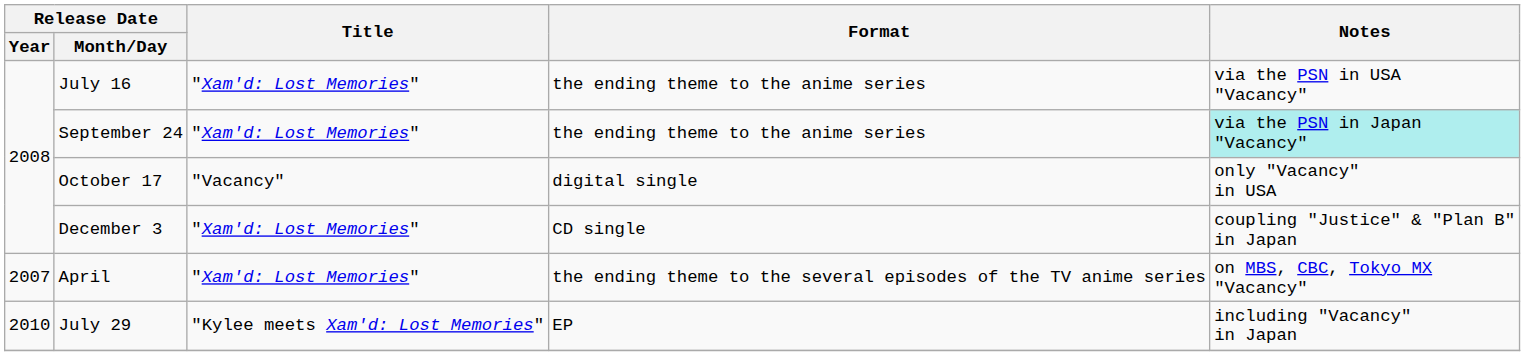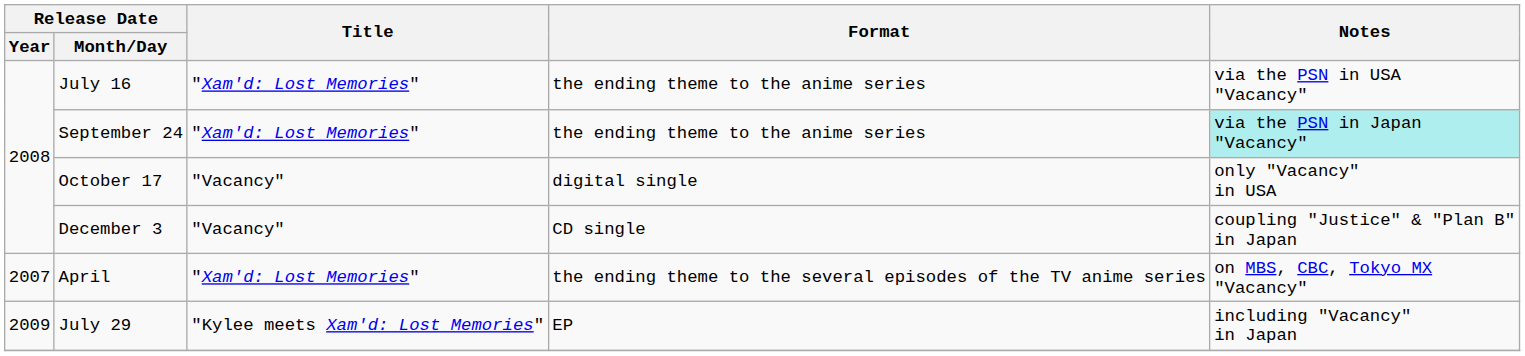(305, 229) "Xam'd: Lost Memories" -> (238, 229) "Vacancy"
(30, 326) 2010 -> (30, 326) 2009
